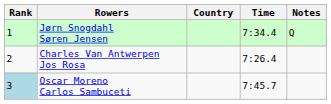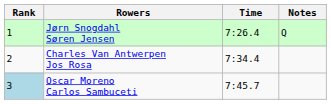- column: (213, 12)
(259, 33) 7:34.4 -> (242, 33) 7:26.4
(259, 59) 7:26.4 -> (242, 59) 7:34.4
